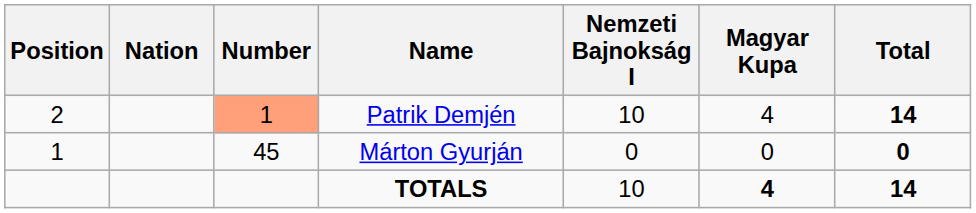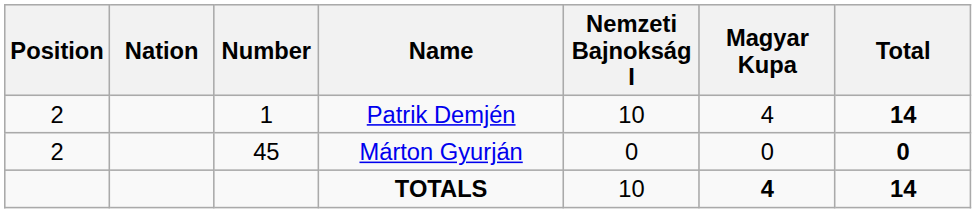(266, 114) lightsalmon background -> (266, 114) no background
(57, 152) 1 -> (57, 152) 2
